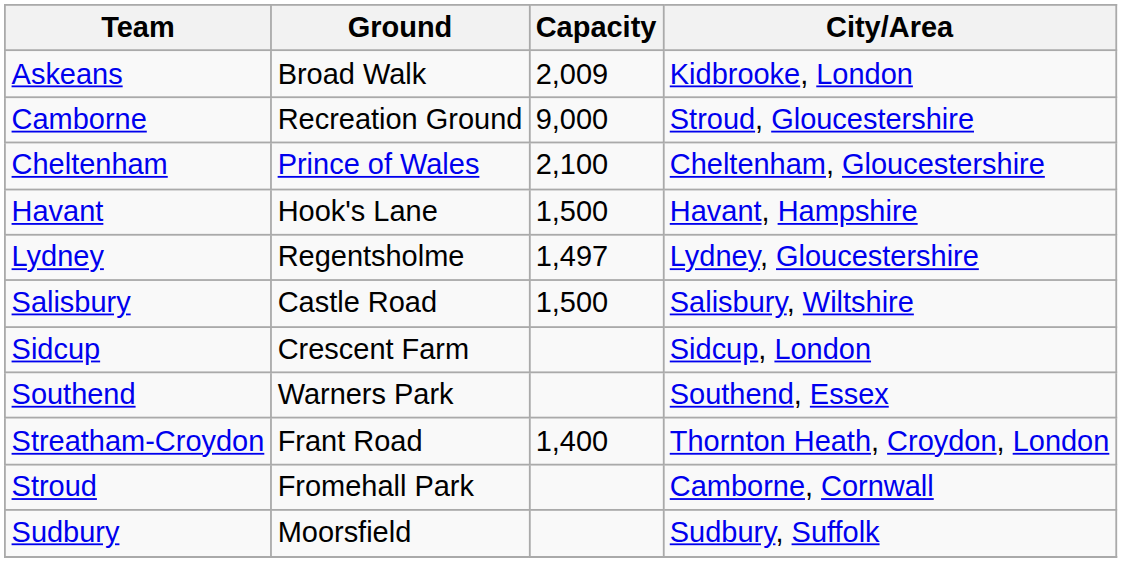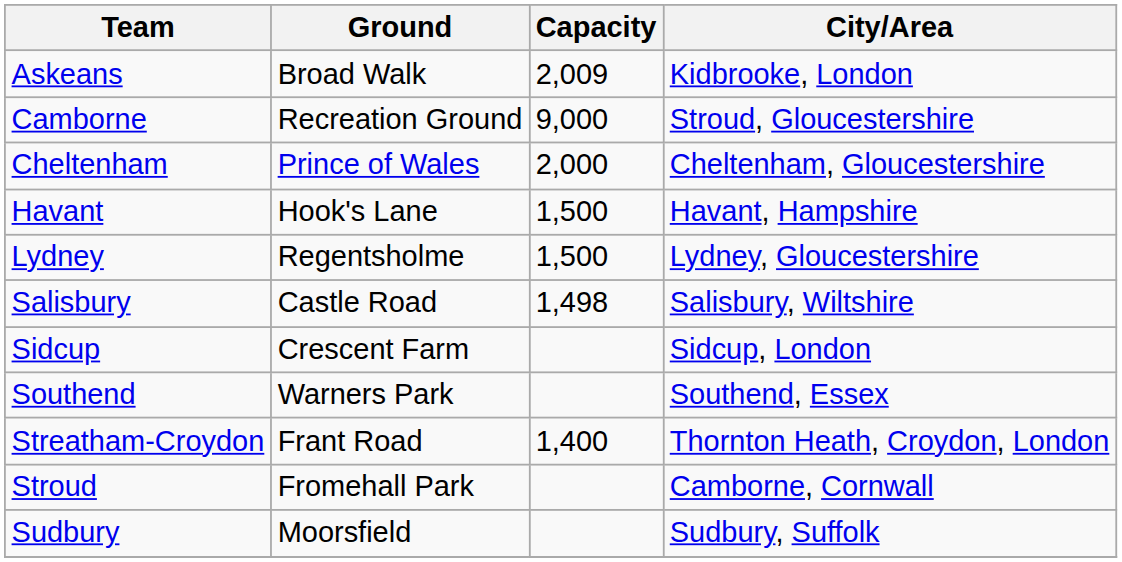(572, 165) 2,100 -> (572, 165) 2,000
(572, 257) 1,497 -> (572, 257) 1,500
(572, 303) 1,500 -> (572, 303) 1,498
